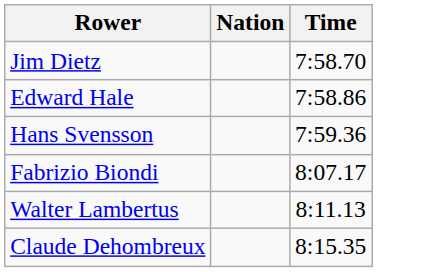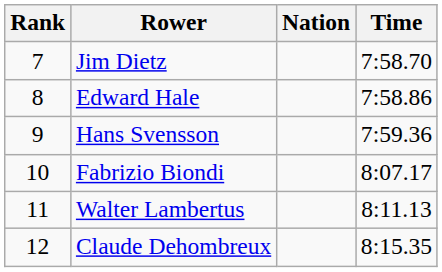+ column: (38, 23)
